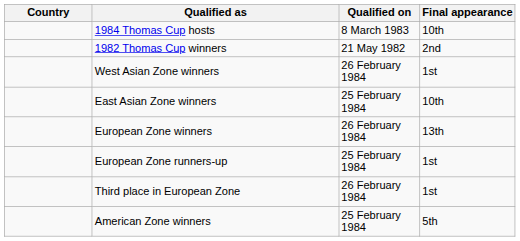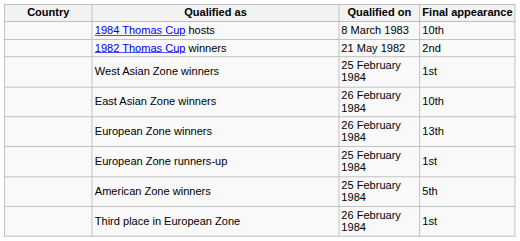(371, 71) 26 February 1984 -> (371, 71) 25 February 1984
(371, 101) 25 February 1984 -> (371, 101) 26 February 1984
rows swapped: (168, 191) <-> (153, 221)
